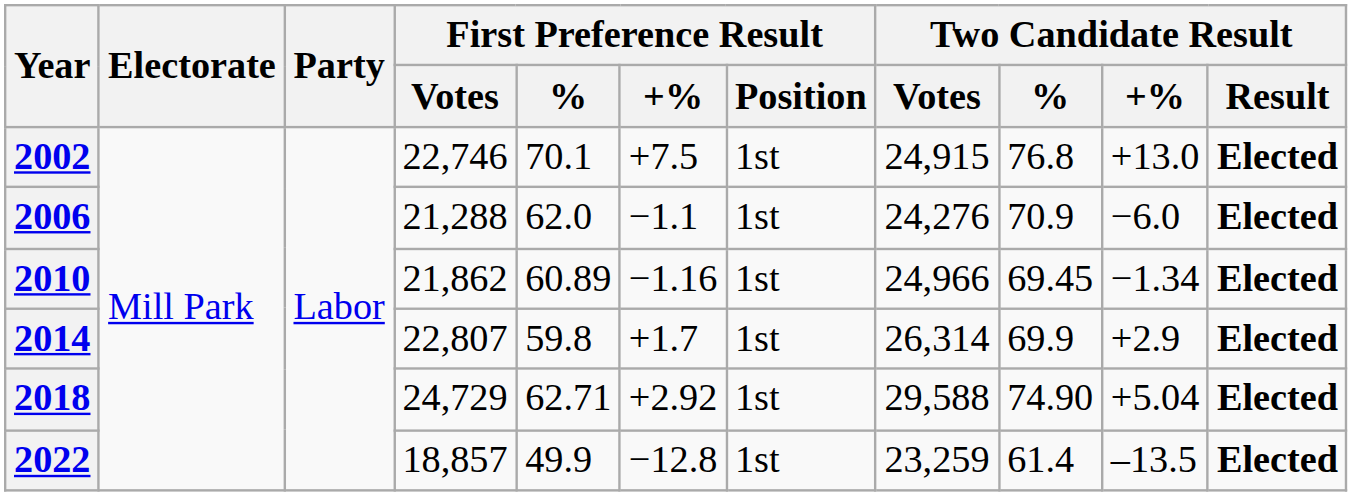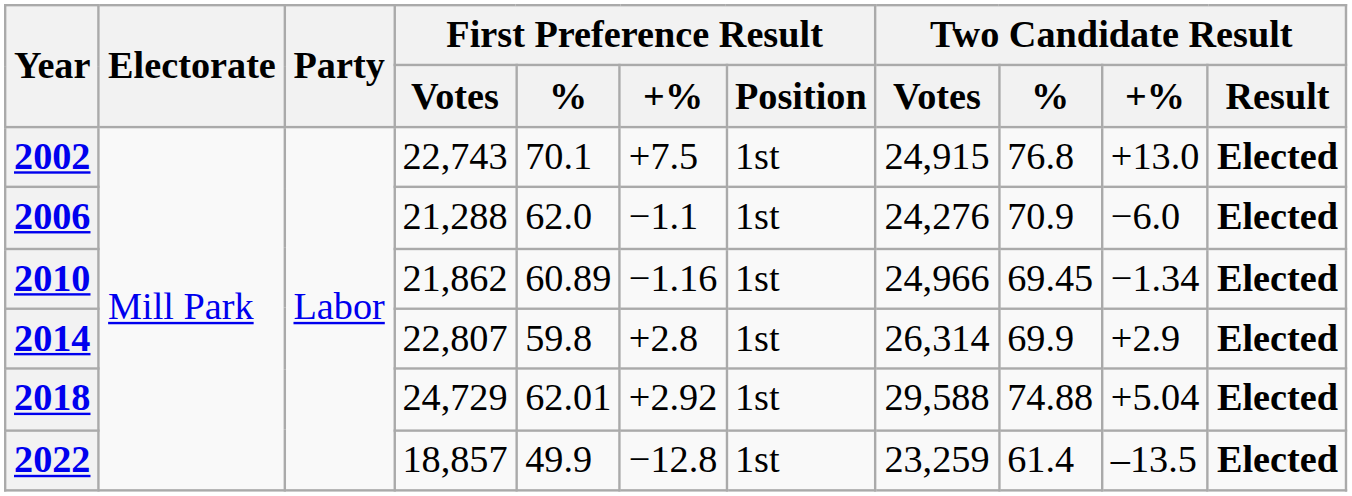(455, 156) 22,746 -> (455, 156) 22,743
(664, 338) +1.7 -> (664, 338) +2.8
(568, 398) 62.71 -> (568, 398) 62.01
(1050, 398) 74.90 -> (1050, 398) 74.88
